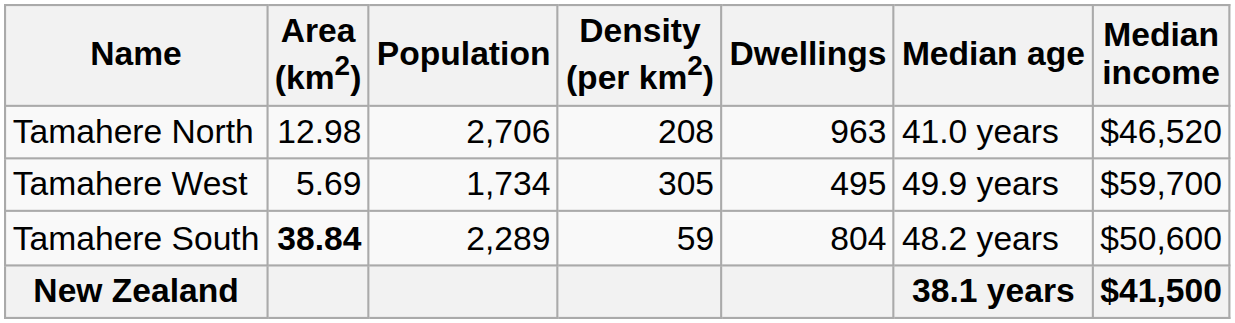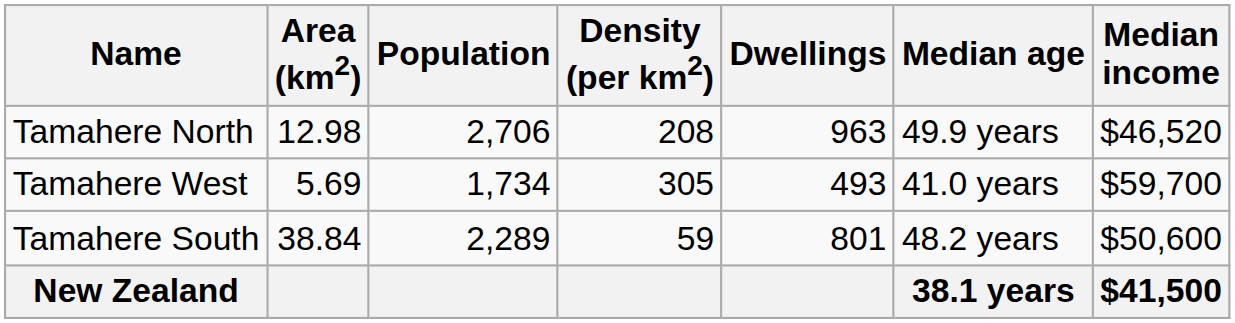(980, 131) 41.0 years -> (980, 131) 49.9 years
(858, 184) 495 -> (858, 184) 493
(980, 184) 49.9 years -> (980, 184) 41.0 years
(319, 237) bold -> (319, 237) normal
(858, 237) 804 -> (858, 237) 801
